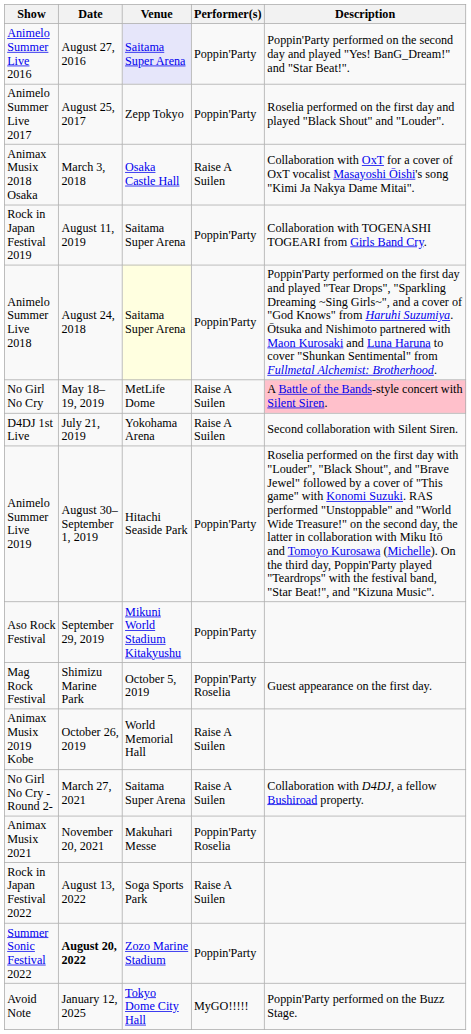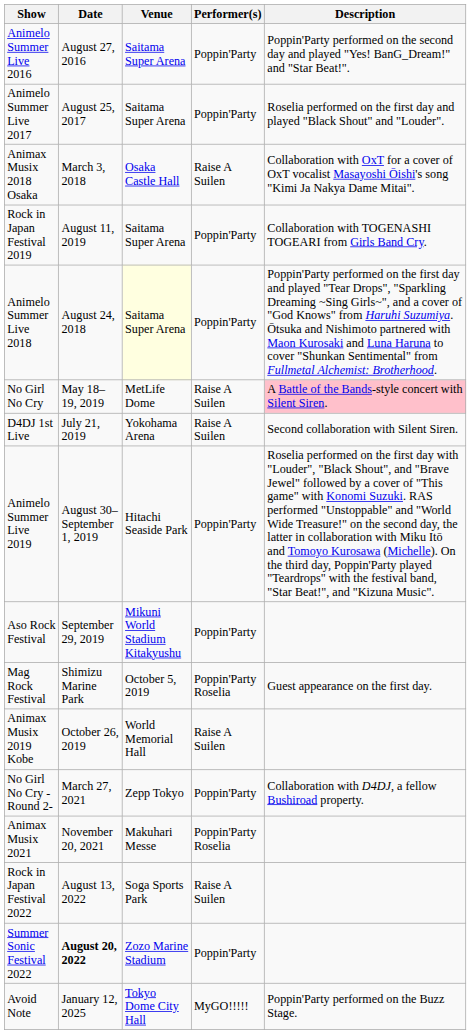(155, 53) lavender background -> (155, 53) no background
(154, 114) Zepp Tokyo -> (155, 114) Saitama Super Arena
(155, 792) Saitama Super Arena -> (154, 792) Zepp Tokyo
(213, 792) Raise A Suilen -> (225, 792) Poppin'Party
